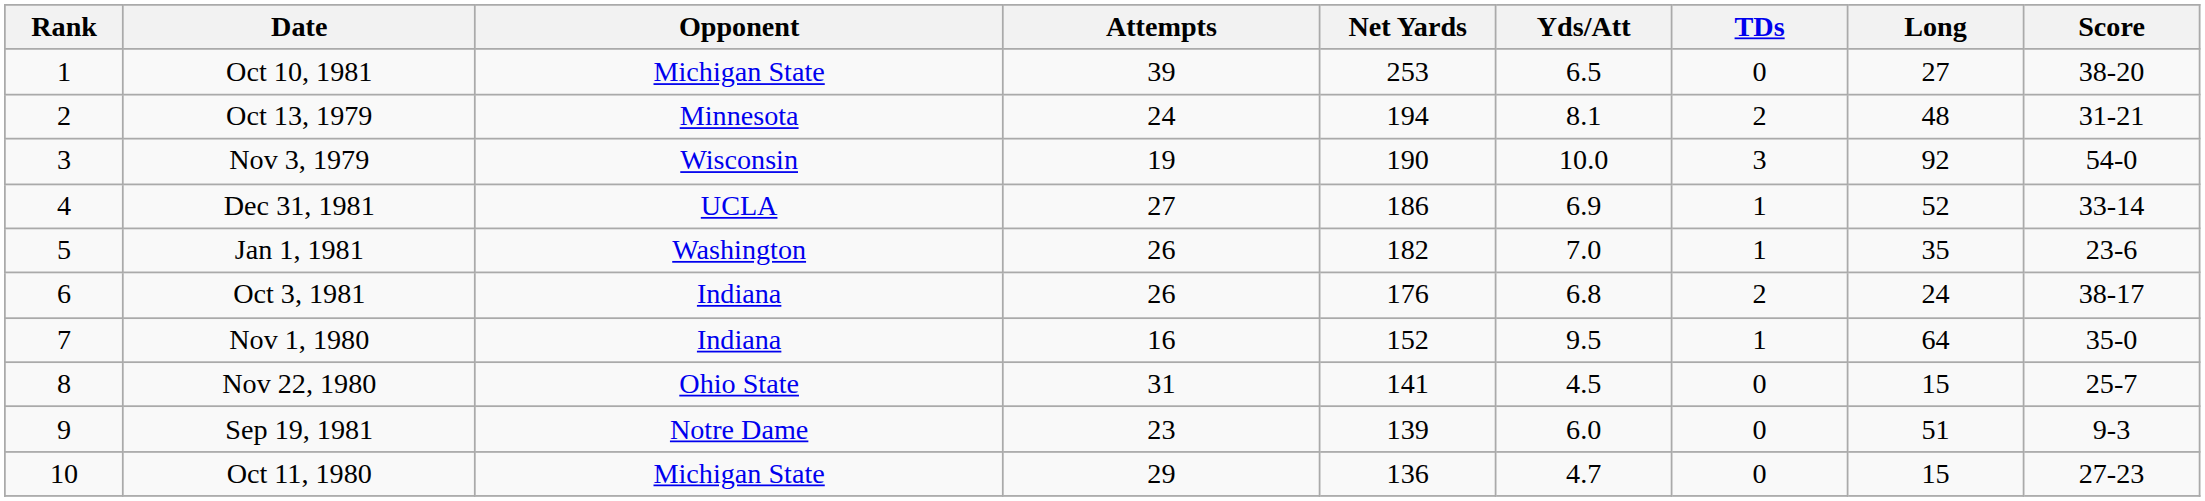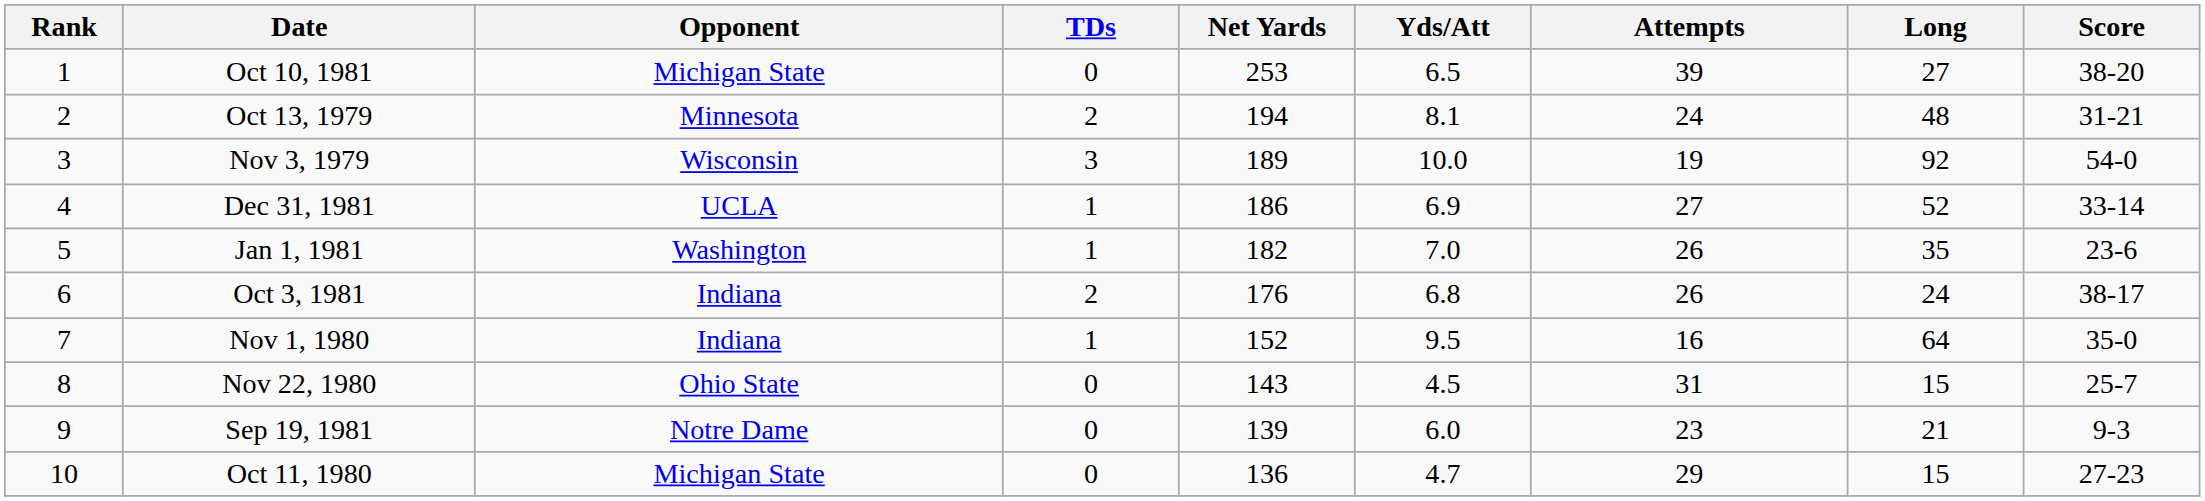columns swapped: (1161, 26) <-> (1760, 26)
(1408, 160) 190 -> (1267, 160) 189
(1408, 384) 141 -> (1267, 384) 143
(1936, 428) 51 -> (1936, 428) 21
